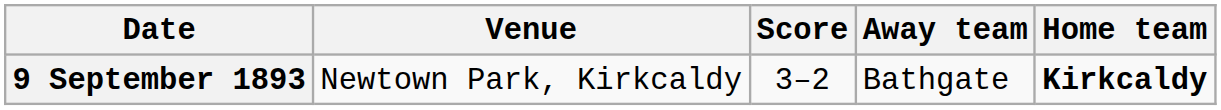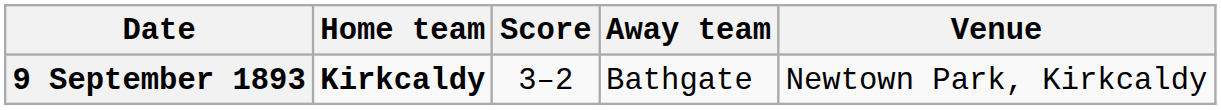columns swapped: (1125, 30) <-> (531, 30)
